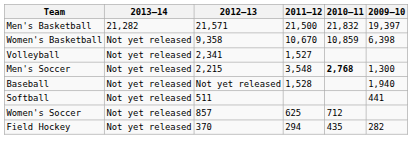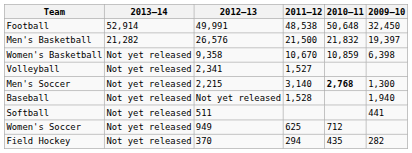+ row: (28, 26)
(212, 26) 21,571 -> (212, 40) 26,576
(298, 69) 3,548 -> (298, 84) 3,140
(204, 112) 857 -> (204, 127) 949
